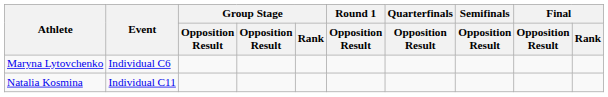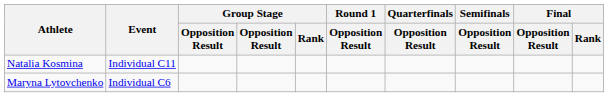rows swapped: (55, 64) <-> (45, 82)
